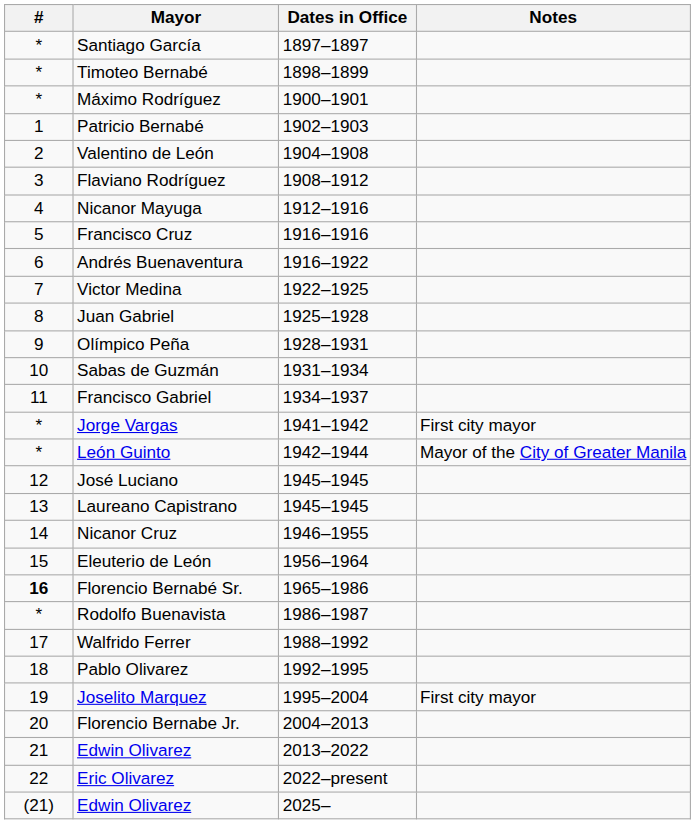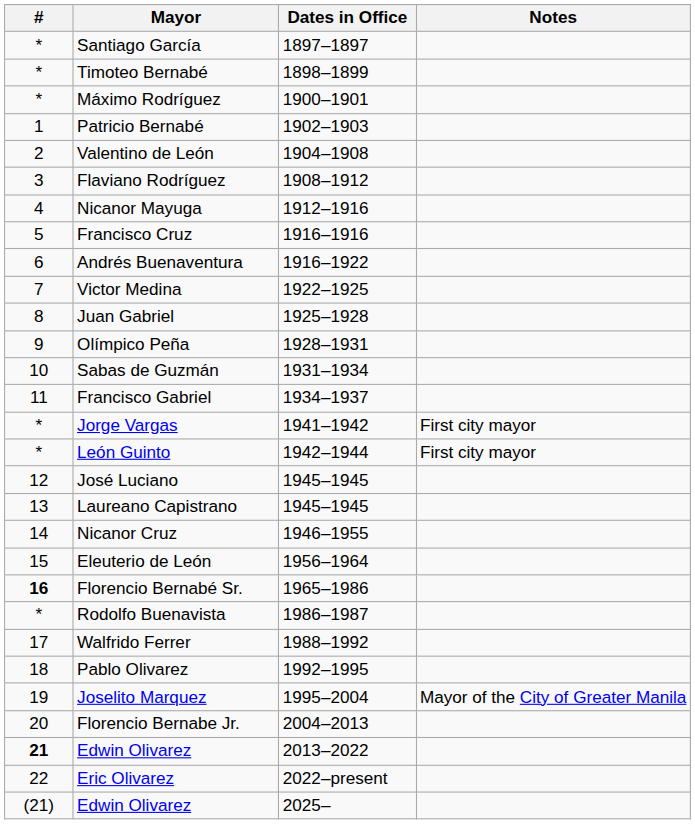(553, 452) Mayor of the City of Greater Manila -> (478, 452) First city mayor
(478, 696) First city mayor -> (553, 696) Mayor of the City of Greater Manila
(39, 751) normal -> (39, 751) bold
